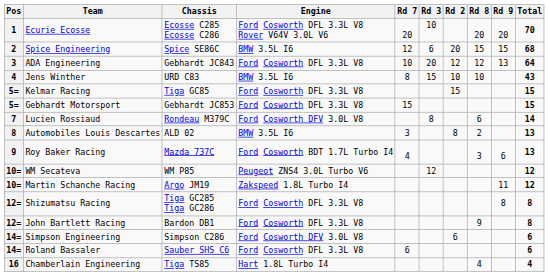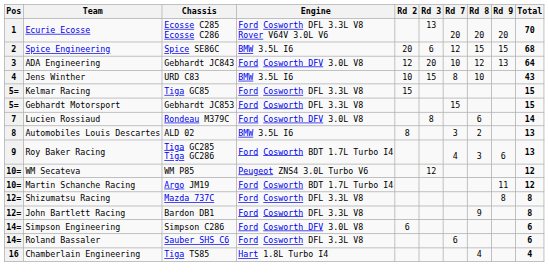columns swapped: (455, 11) <-> (407, 11)
(431, 25) 10 -> (431, 25) 13
(301, 63) Ford Cosworth DFL 3.3L V8 -> (301, 63) Ford Cosworth DFV 3.0L V8
(189, 152) Mazda 737C -> (189, 152) Tiga GC285 Tiga GC286
(293, 184) Zakspeed 1.8L Turbo I4 -> (316, 184) Ford Cosworth BDT 1.7L Turbo I4
(189, 203) Tiga GC285 Tiga GC286 -> (189, 198) Mazda 737C
